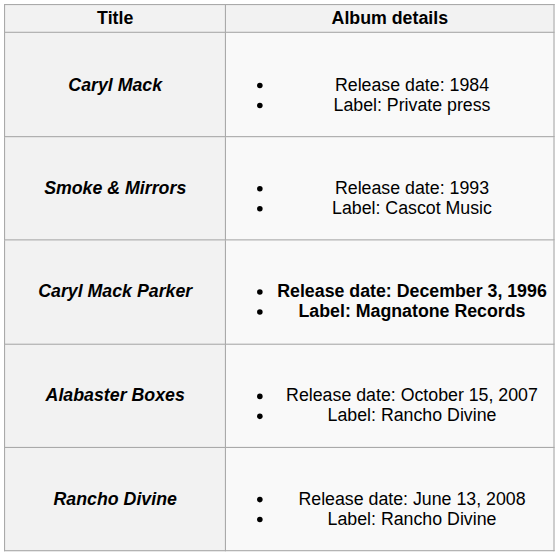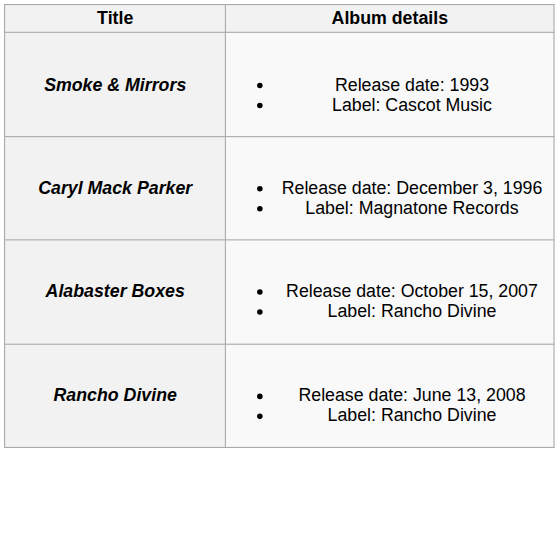- row: (115, 84)
(390, 302) bold -> (390, 198) normal
